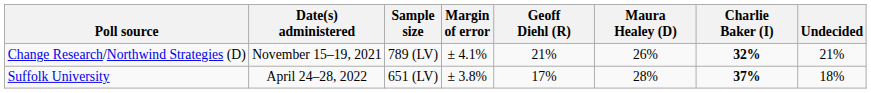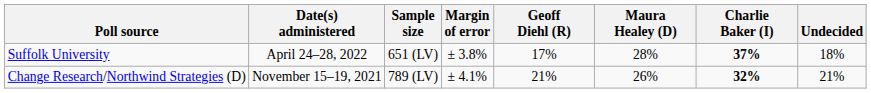rows swapped: (59, 77) <-> (127, 54)
